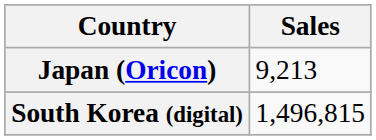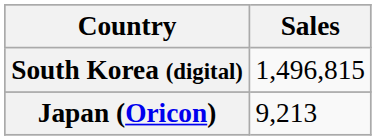rows swapped: (127, 112) <-> (127, 69)
